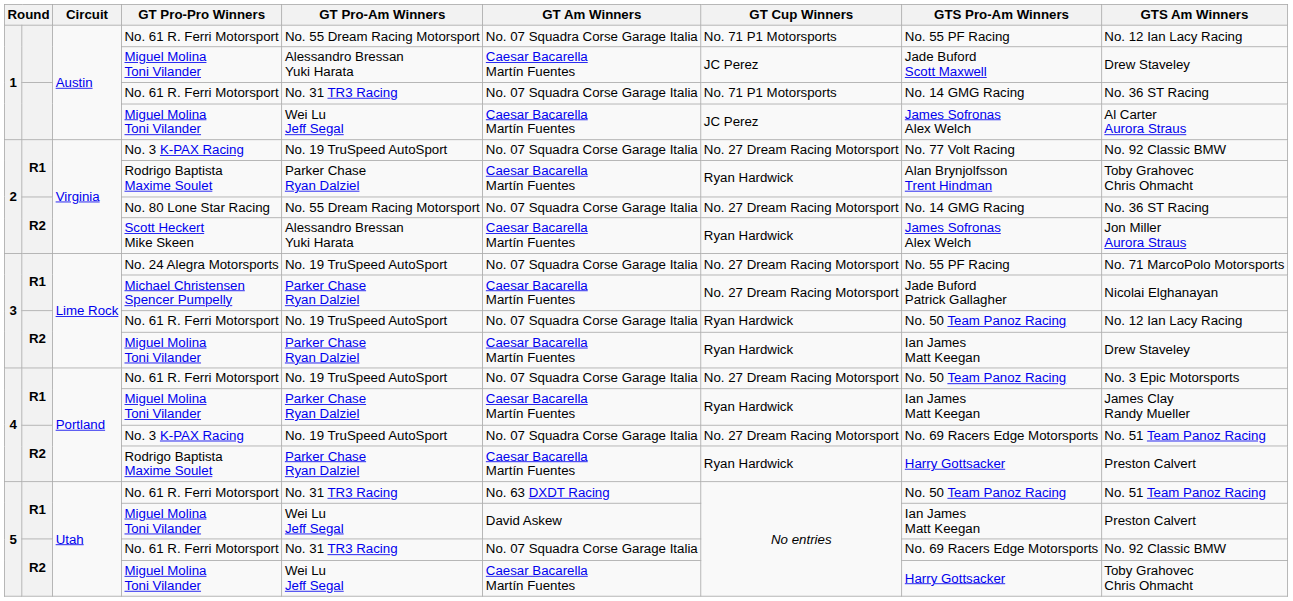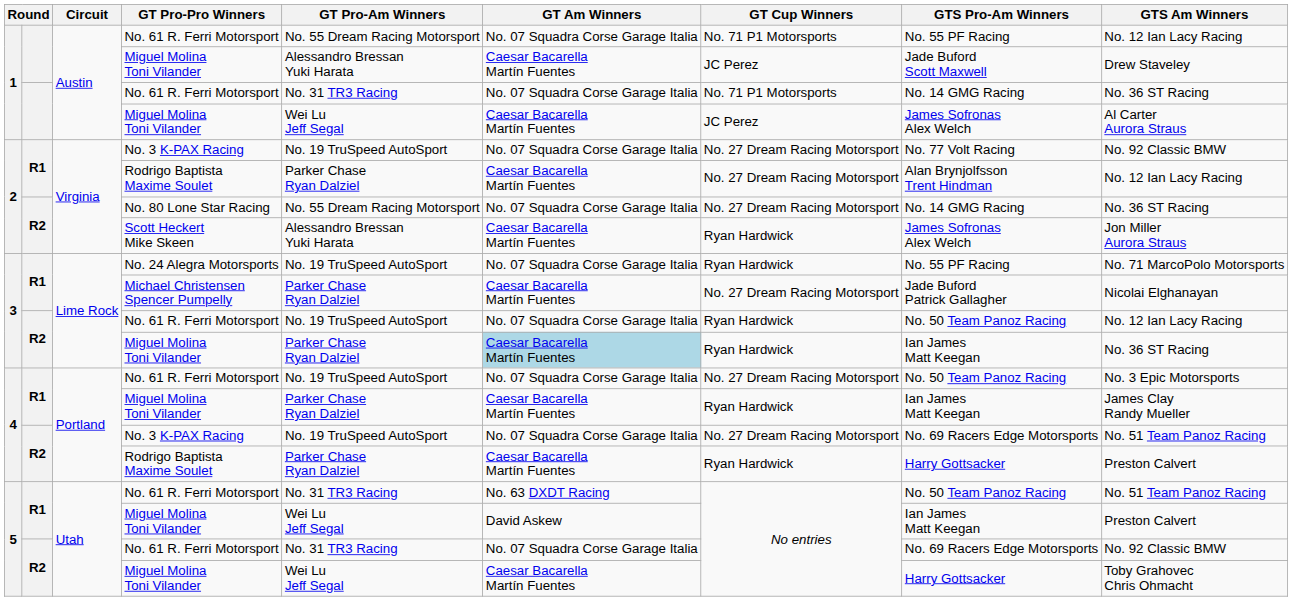(749, 178) Ryan Hardwick -> (801, 178) No. 27 Dream Racing Motorsport
(1149, 178) Toby Grahovec Chris Ohmacht -> (1173, 178) No. 12 Ian Lacy Racing
(801, 264) No. 27 Dream Racing Motorsport -> (749, 264) Ryan Hardwick
(537, 349) no background -> (537, 349) lightblue background
(1147, 349) Drew Staveley -> (1157, 349) No. 36 ST Racing
